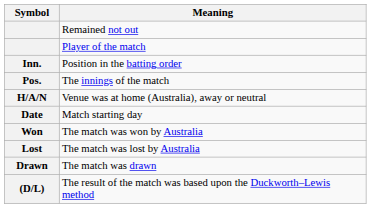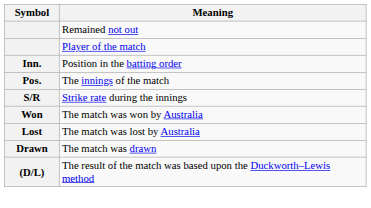+ row: (125, 98)
- row: (164, 98)
- row: (102, 115)
